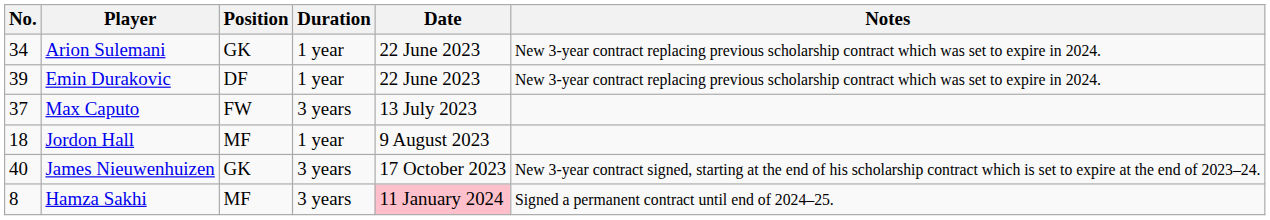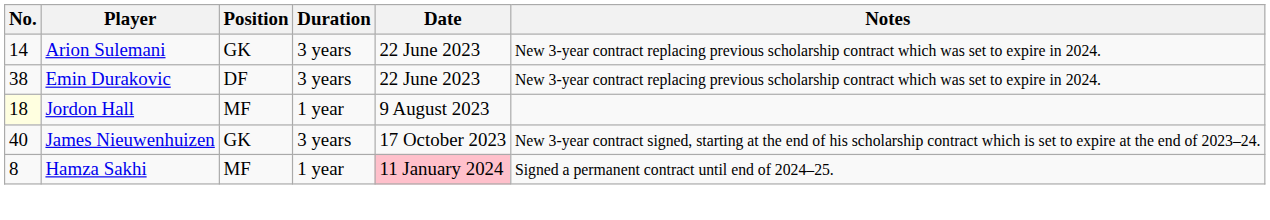(18, 49) 34 -> (18, 49) 14
(321, 49) 1 year -> (324, 49) 3 years
(18, 79) 39 -> (18, 79) 38
(321, 79) 1 year -> (324, 79) 3 years
- row: (92, 109)
(18, 139) no background -> (18, 109) lightyellow background
(324, 199) 3 years -> (321, 169) 1 year
